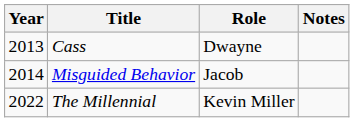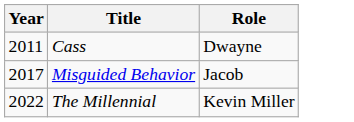- column: (324, 18)
(26, 46) 2013 -> (26, 46) 2011
(26, 74) 2014 -> (26, 74) 2017
